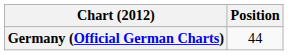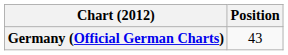(255, 38) 44 -> (255, 38) 43
